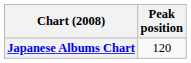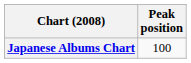(162, 48) 120 -> (162, 48) 100
